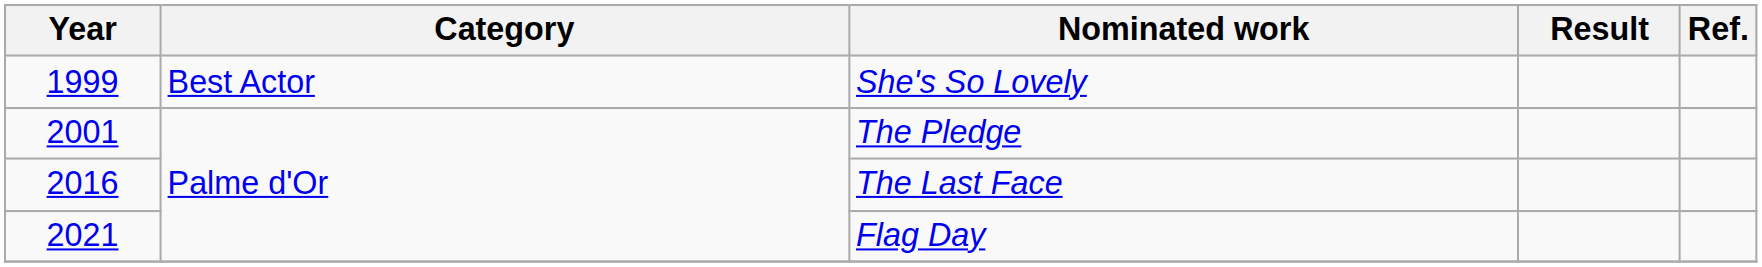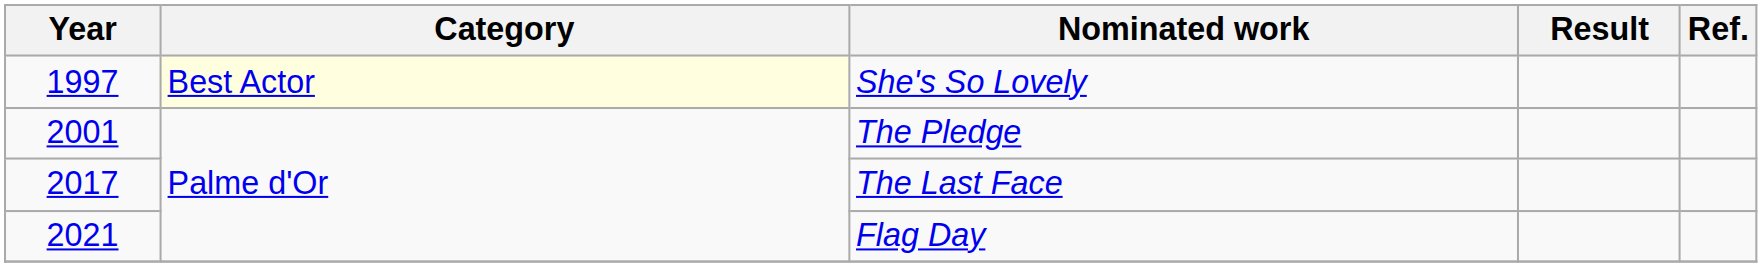(83, 81) 1999 -> (83, 81) 1997
(241, 81) no background -> (241, 81) lightyellow background
(83, 183) 2016 -> (83, 183) 2017
